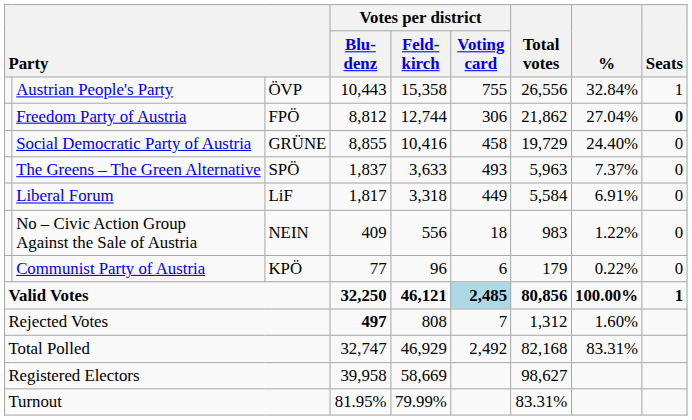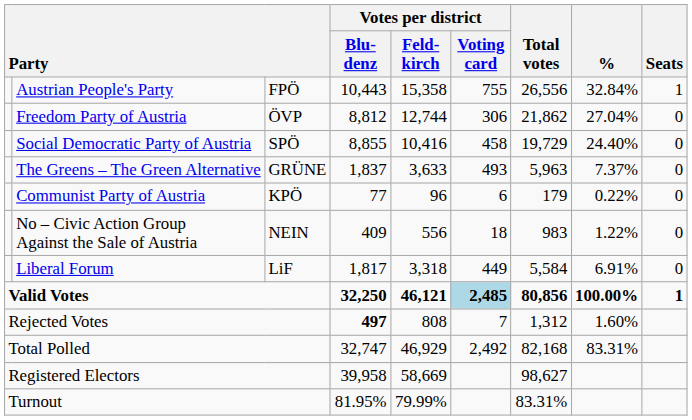(285, 90) ÖVP -> (284, 90) FPÖ
(284, 116) FPÖ -> (285, 116) ÖVP
(679, 116) bold -> (679, 116) normal
(297, 143) GRÜNE -> (284, 143) SPÖ
(284, 169) SPÖ -> (297, 169) GRÜNE
rows swapped: (65, 196) <-> (111, 268)
